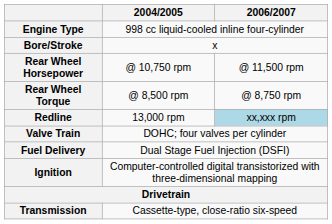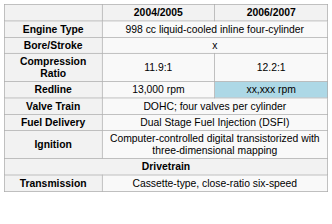+ row: (53, 68)
- row: (53, 68)
- row: (53, 96)
